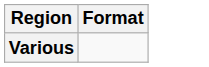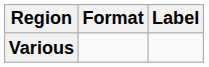+ column: (176, 18)
